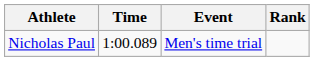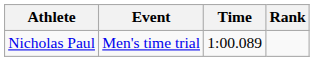columns swapped: (213, 17) <-> (130, 17)
